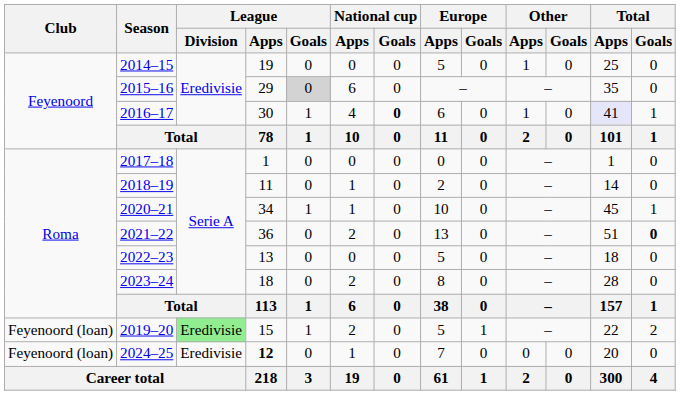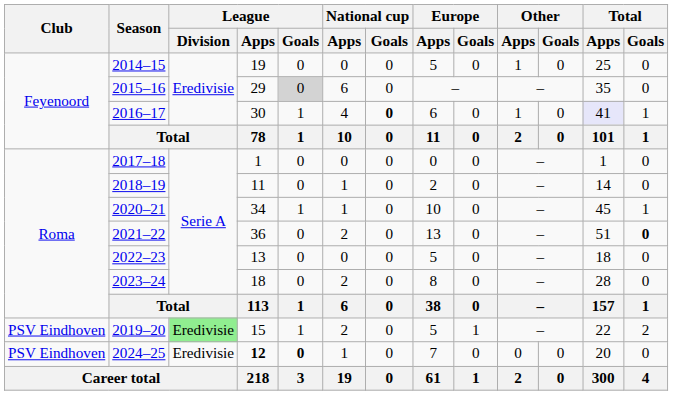(61, 329) Feyenoord (loan) -> (57, 329) PSV Eindhoven
(61, 354) Feyenoord (loan) -> (57, 354) PSV Eindhoven
(308, 354) normal -> (300, 354) bold
